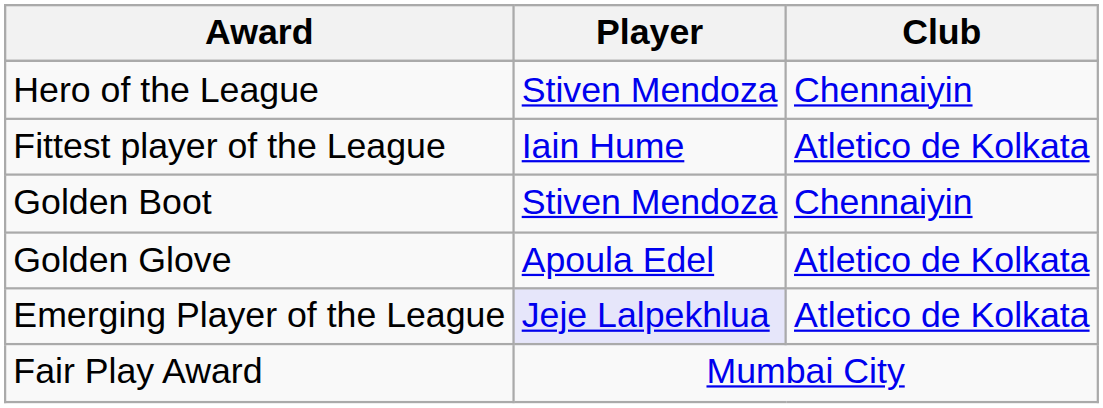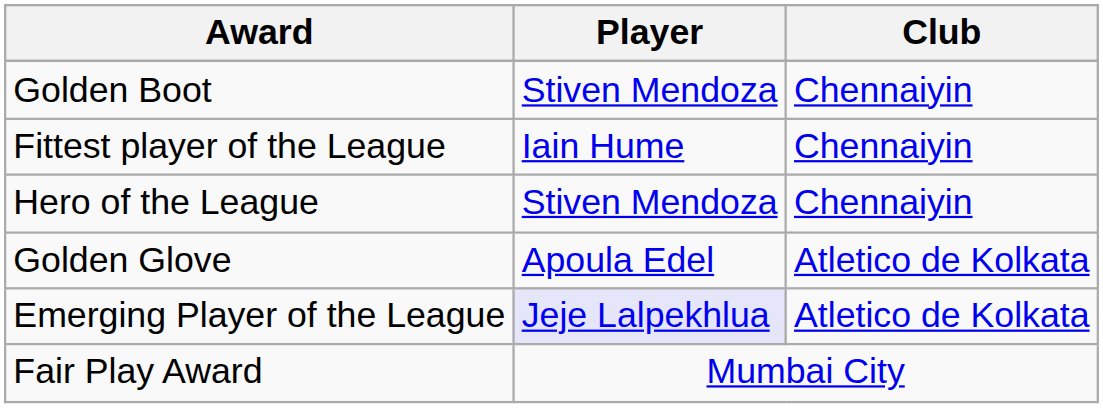rows swapped: (166, 89) <-> (113, 202)
(942, 145) Atletico de Kolkata -> (883, 145) Chennaiyin
